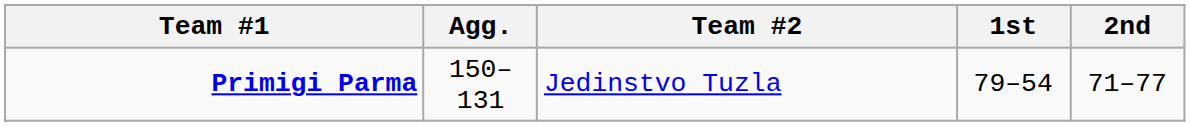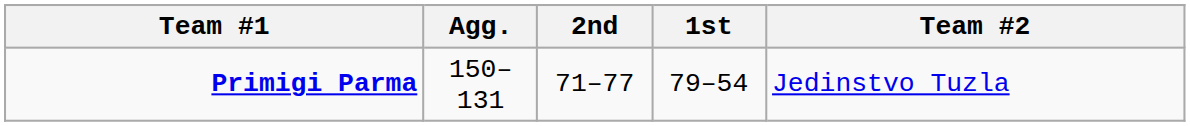columns swapped: (747, 27) <-> (1127, 27)
